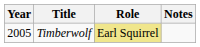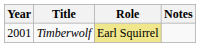(19, 33) 2005 -> (19, 33) 2001
